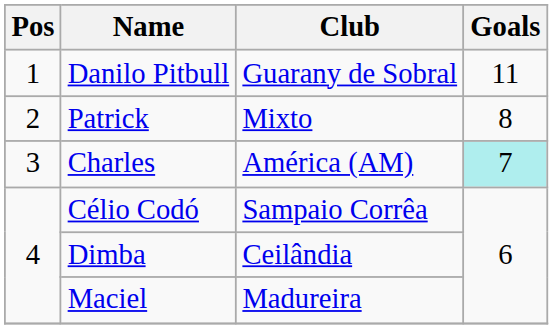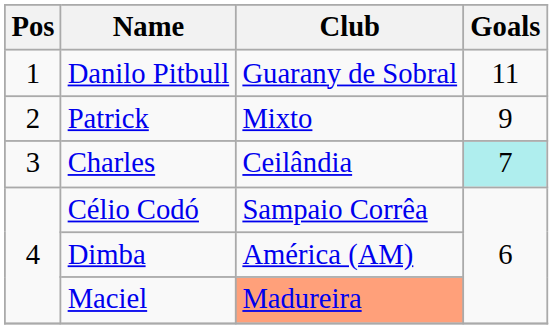(505, 118) 8 -> (505, 118) 9
(328, 163) América (AM) -> (297, 163) Ceilândia
(297, 254) Ceilândia -> (328, 254) América (AM)
(302, 299) no background -> (302, 299) lightsalmon background
